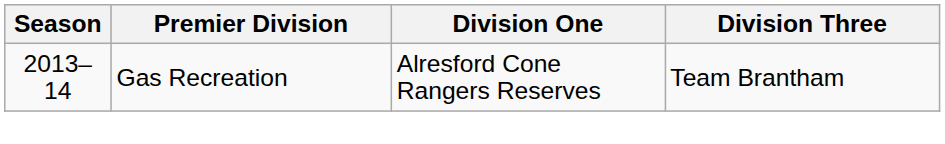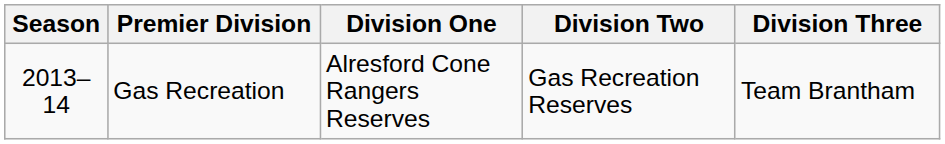+ column: (629, 24)
